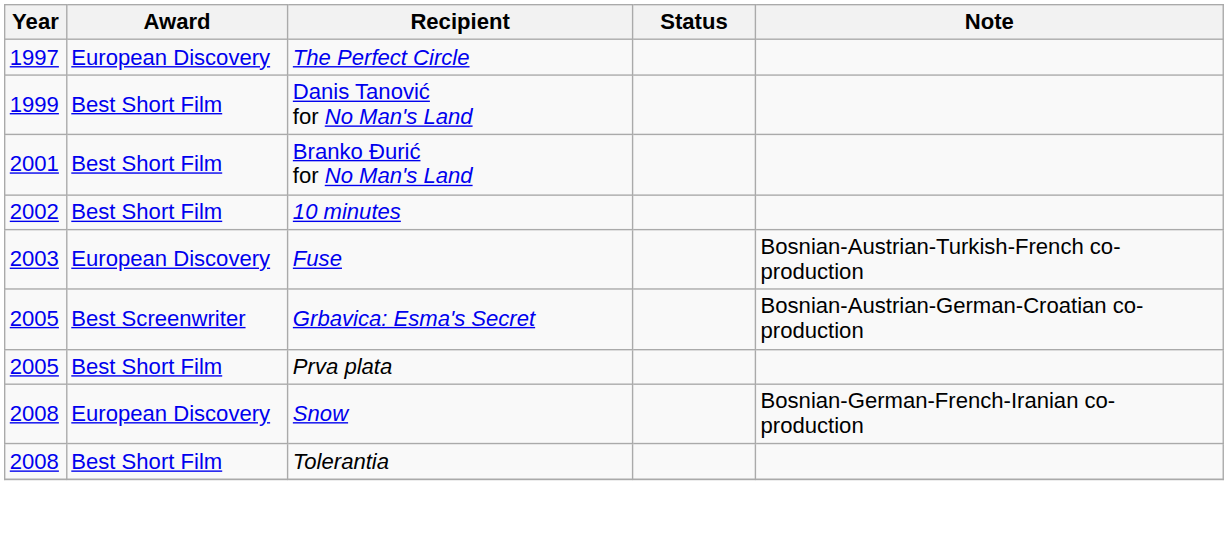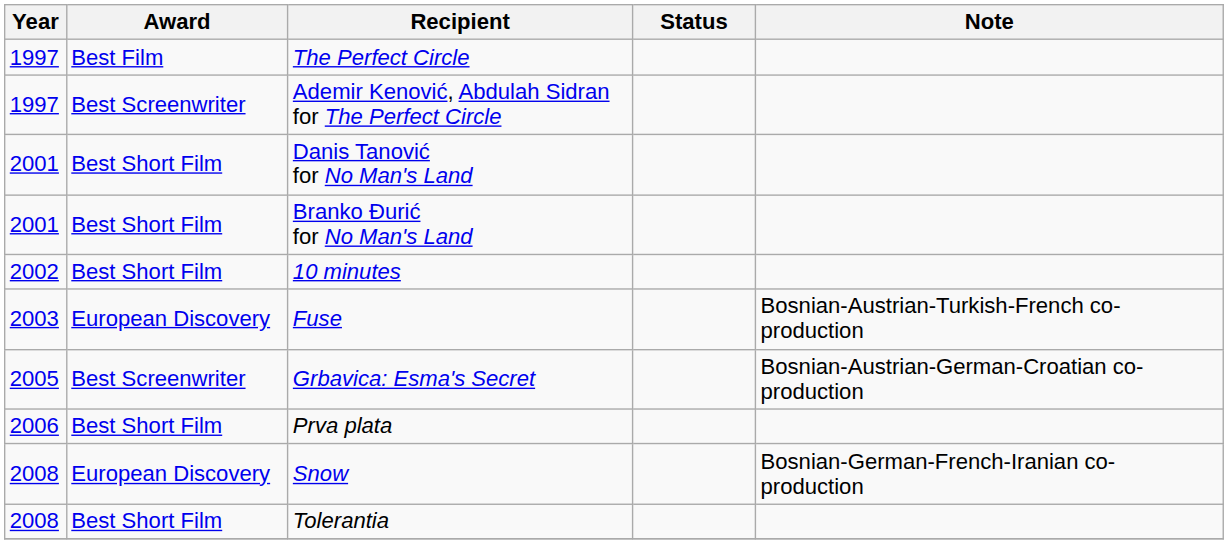(171, 57) European Discovery -> (117, 57) Best Film
+ row: (451, 104)
(34, 104) 1999 -> (34, 164) 2001
(34, 366) 2005 -> (34, 426) 2006
